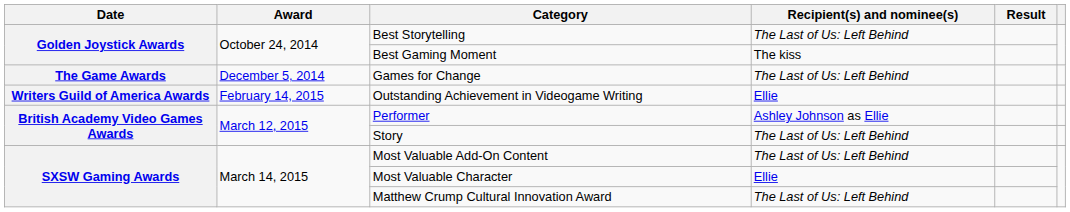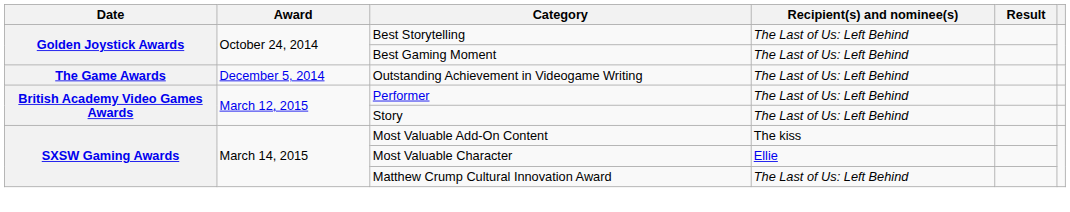(777, 55) The kiss -> (831, 55) The Last of Us: Left Behind
- row: (427, 75)
(111, 96) Writers Guild of America Awards -> (111, 75) The Game Awards
(272, 96) February 14, 2015 -> (272, 75) December 5, 2014
(766, 96) Ellie -> (831, 75) The Last of Us: Left Behind
(821, 116) Ashley Johnson as Ellie -> (831, 96) The Last of Us: Left Behind
(831, 156) The Last of Us: Left Behind -> (777, 136) The kiss
